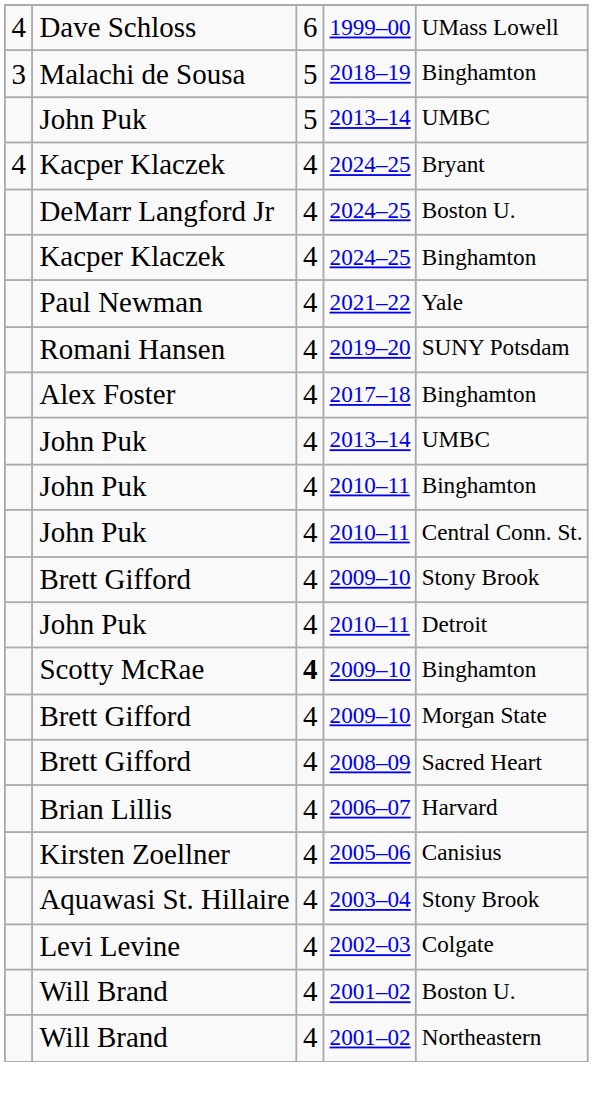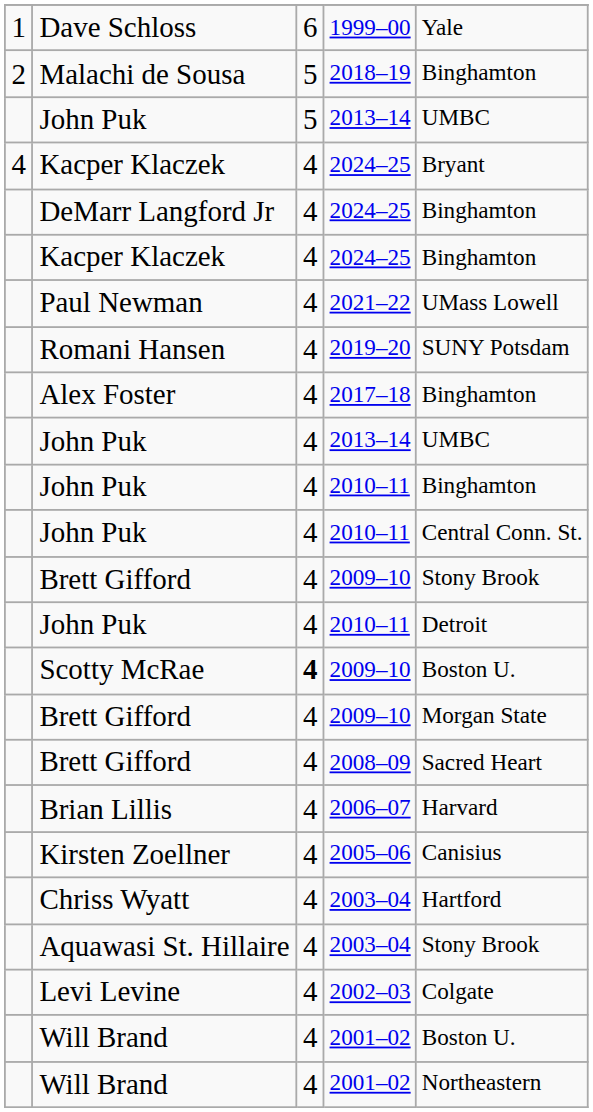(19, 27) 4 -> (19, 27) 1
(490, 27) UMass Lowell -> (442, 27) Yale
(19, 73) 3 -> (19, 73) 2
(469, 211) Boston U. -> (479, 211) Binghamton
(442, 303) Yale -> (490, 303) UMass Lowell
(479, 670) Binghamton -> (469, 670) Boston U.
+ row: (114, 900)
